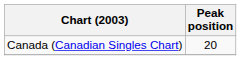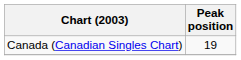(210, 45) 20 -> (210, 45) 19
